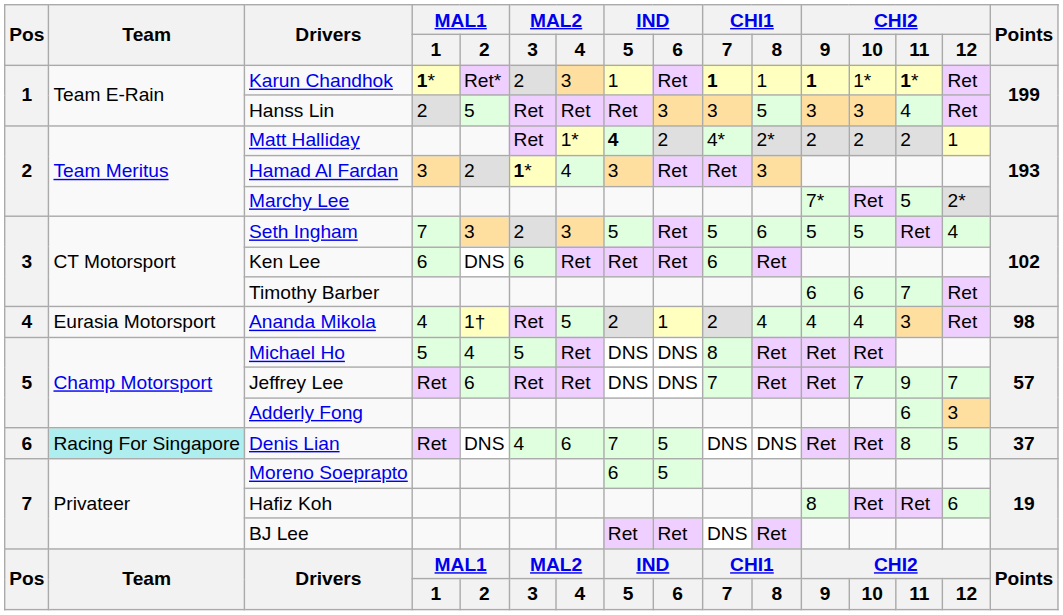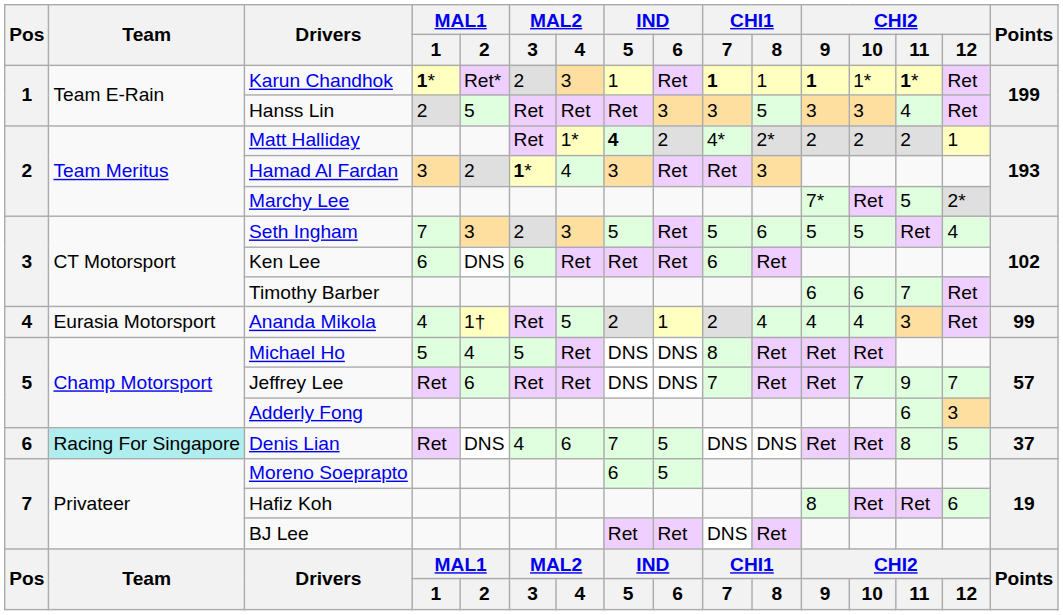(1024, 322) 98 -> (1024, 322) 99
